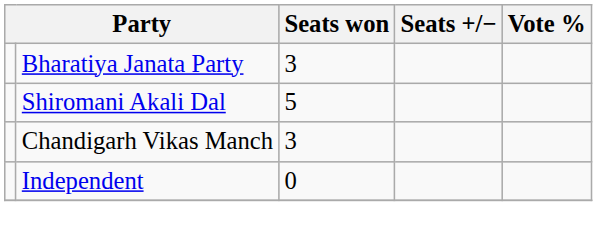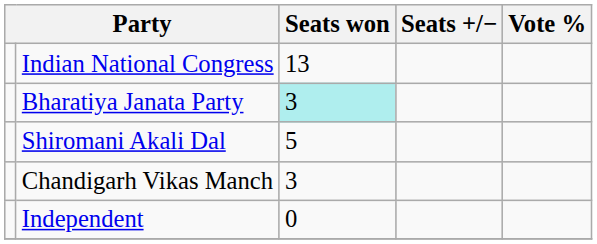+ row: (148, 63)
(291, 63) no background -> (291, 102) paleturquoise background
